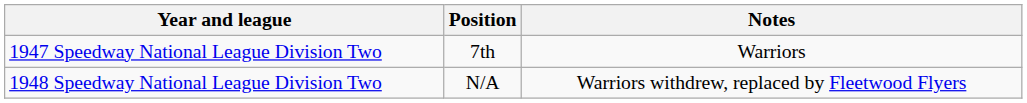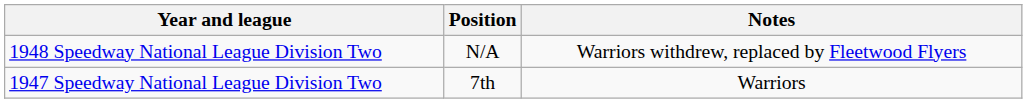rows swapped: (195, 51) <-> (195, 82)
